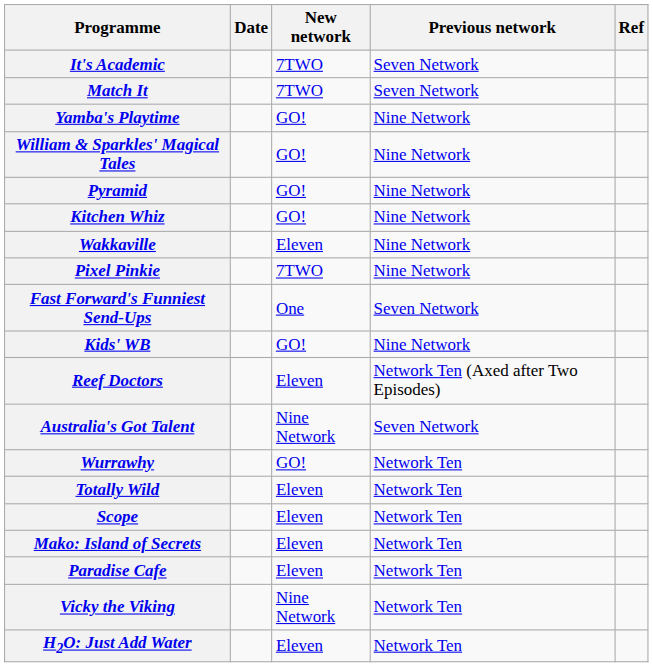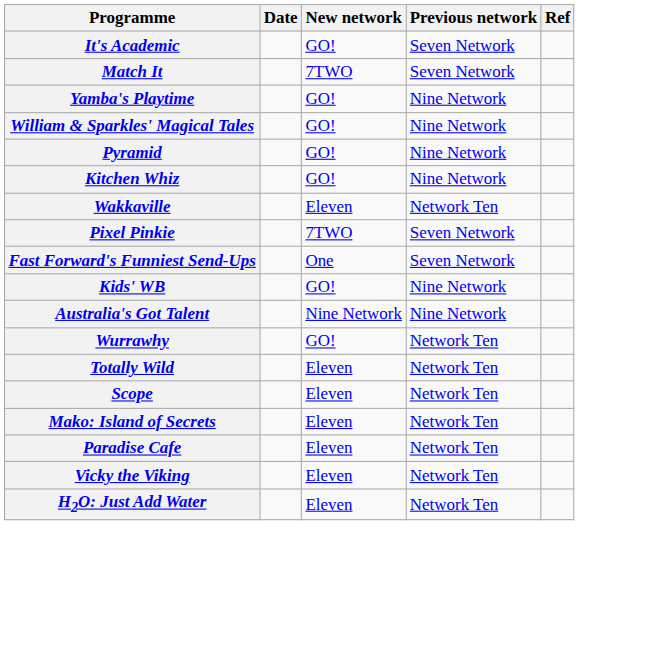(299, 63) 7TWO -> (320, 44) GO!
(422, 244) Nine Network -> (454, 206) Network Ten
(422, 271) Nine Network -> (462, 233) Seven Network
- row: (117, 380)
(426, 426) Seven Network -> (458, 313) Nine Network
(306, 607) Nine Network -> (329, 475) Eleven
